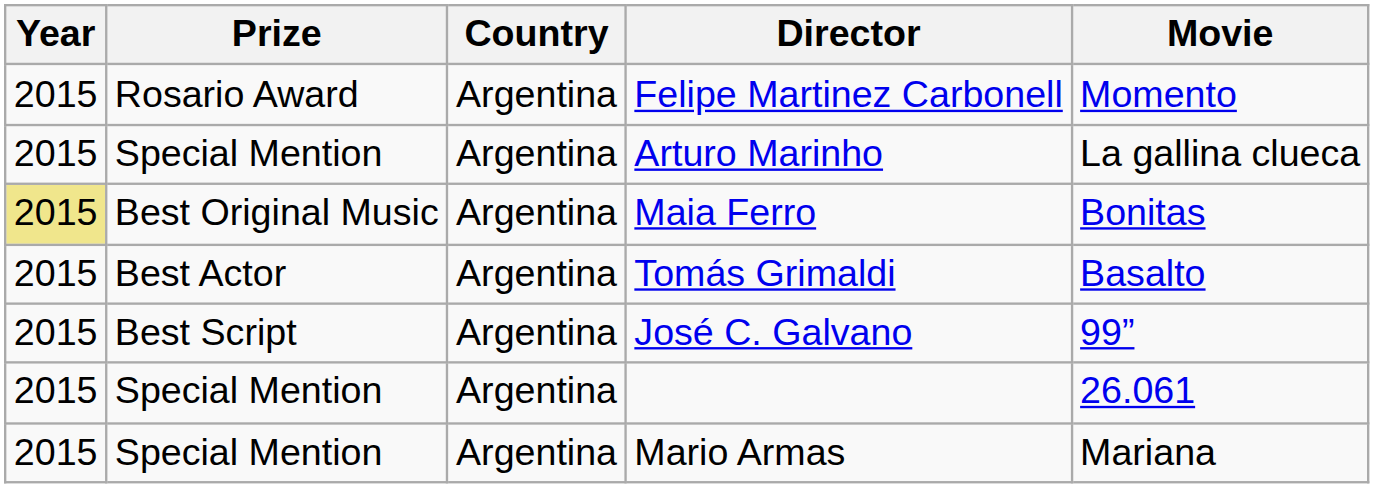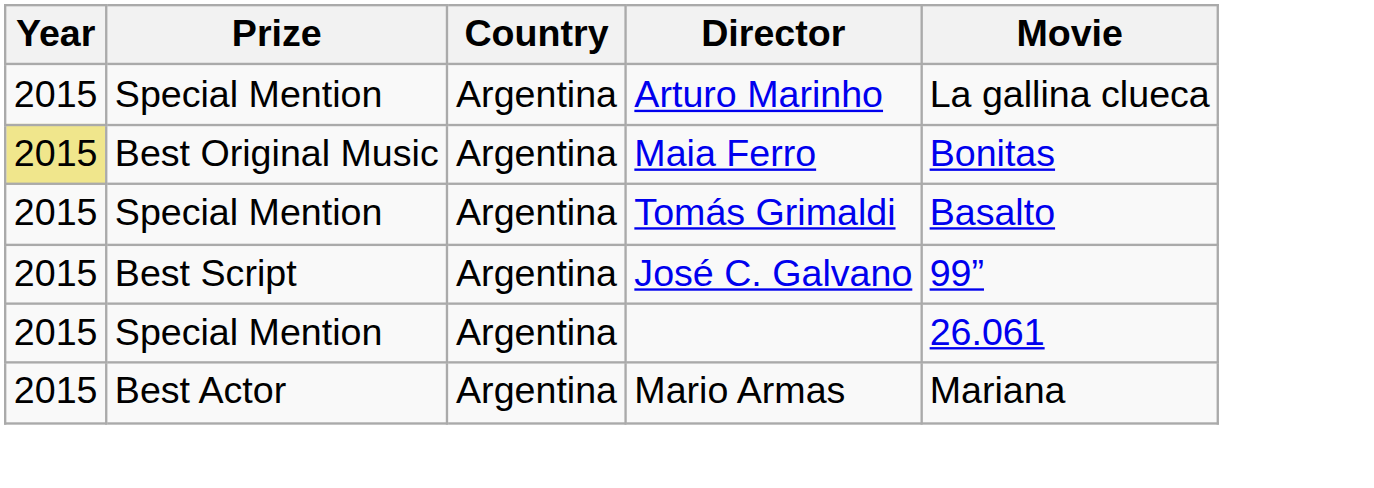- row: (849, 93)
(201, 272) Best Actor -> (249, 213) Special Mention
(249, 451) Special Mention -> (201, 392) Best Actor
